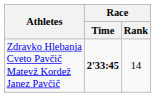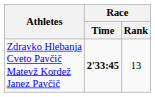(136, 66) 14 -> (136, 66) 13
